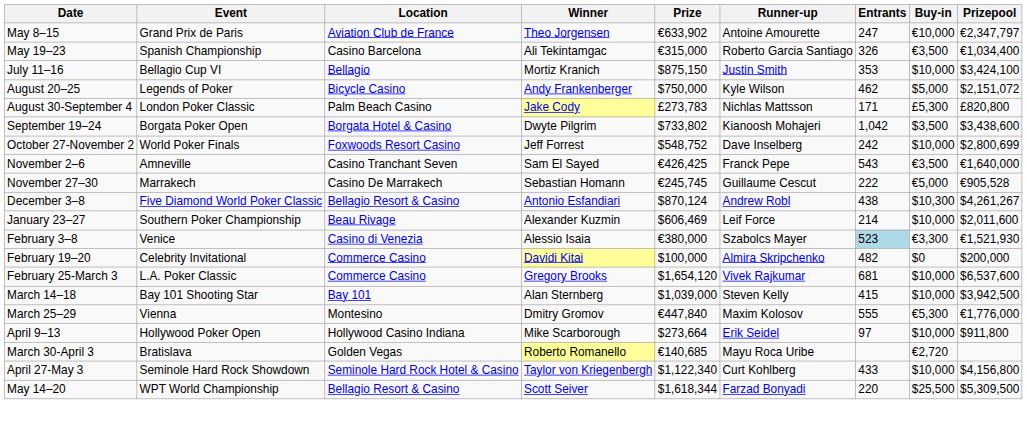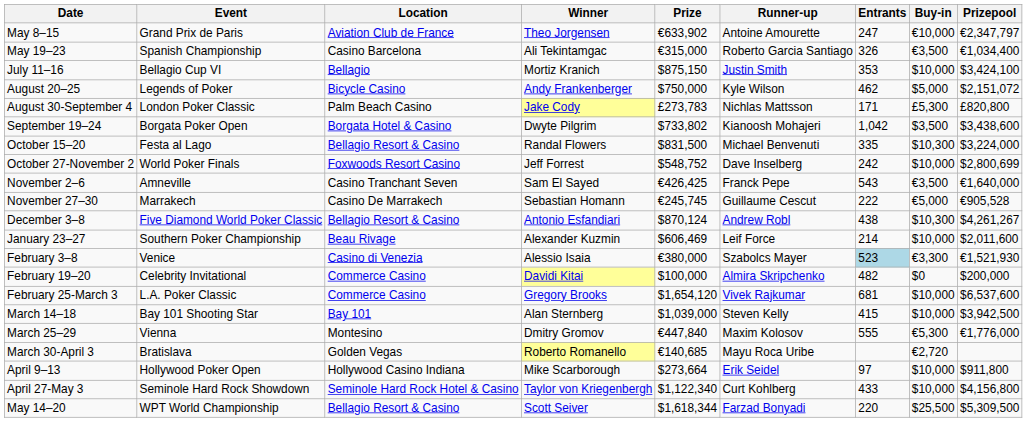+ row: (46, 145)
rows swapped: (51, 351) <-> (34, 333)
